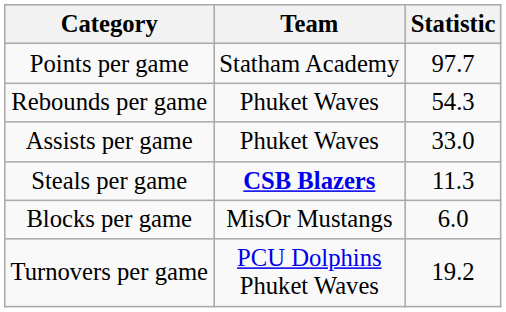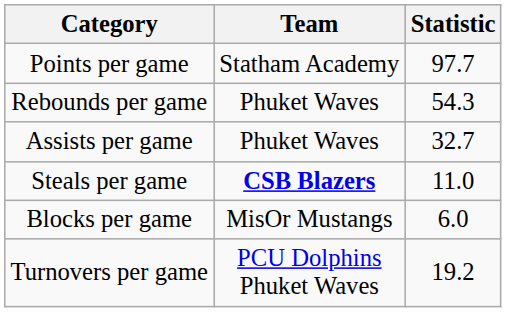(453, 141) 33.0 -> (453, 141) 32.7
(453, 180) 11.3 -> (453, 180) 11.0
